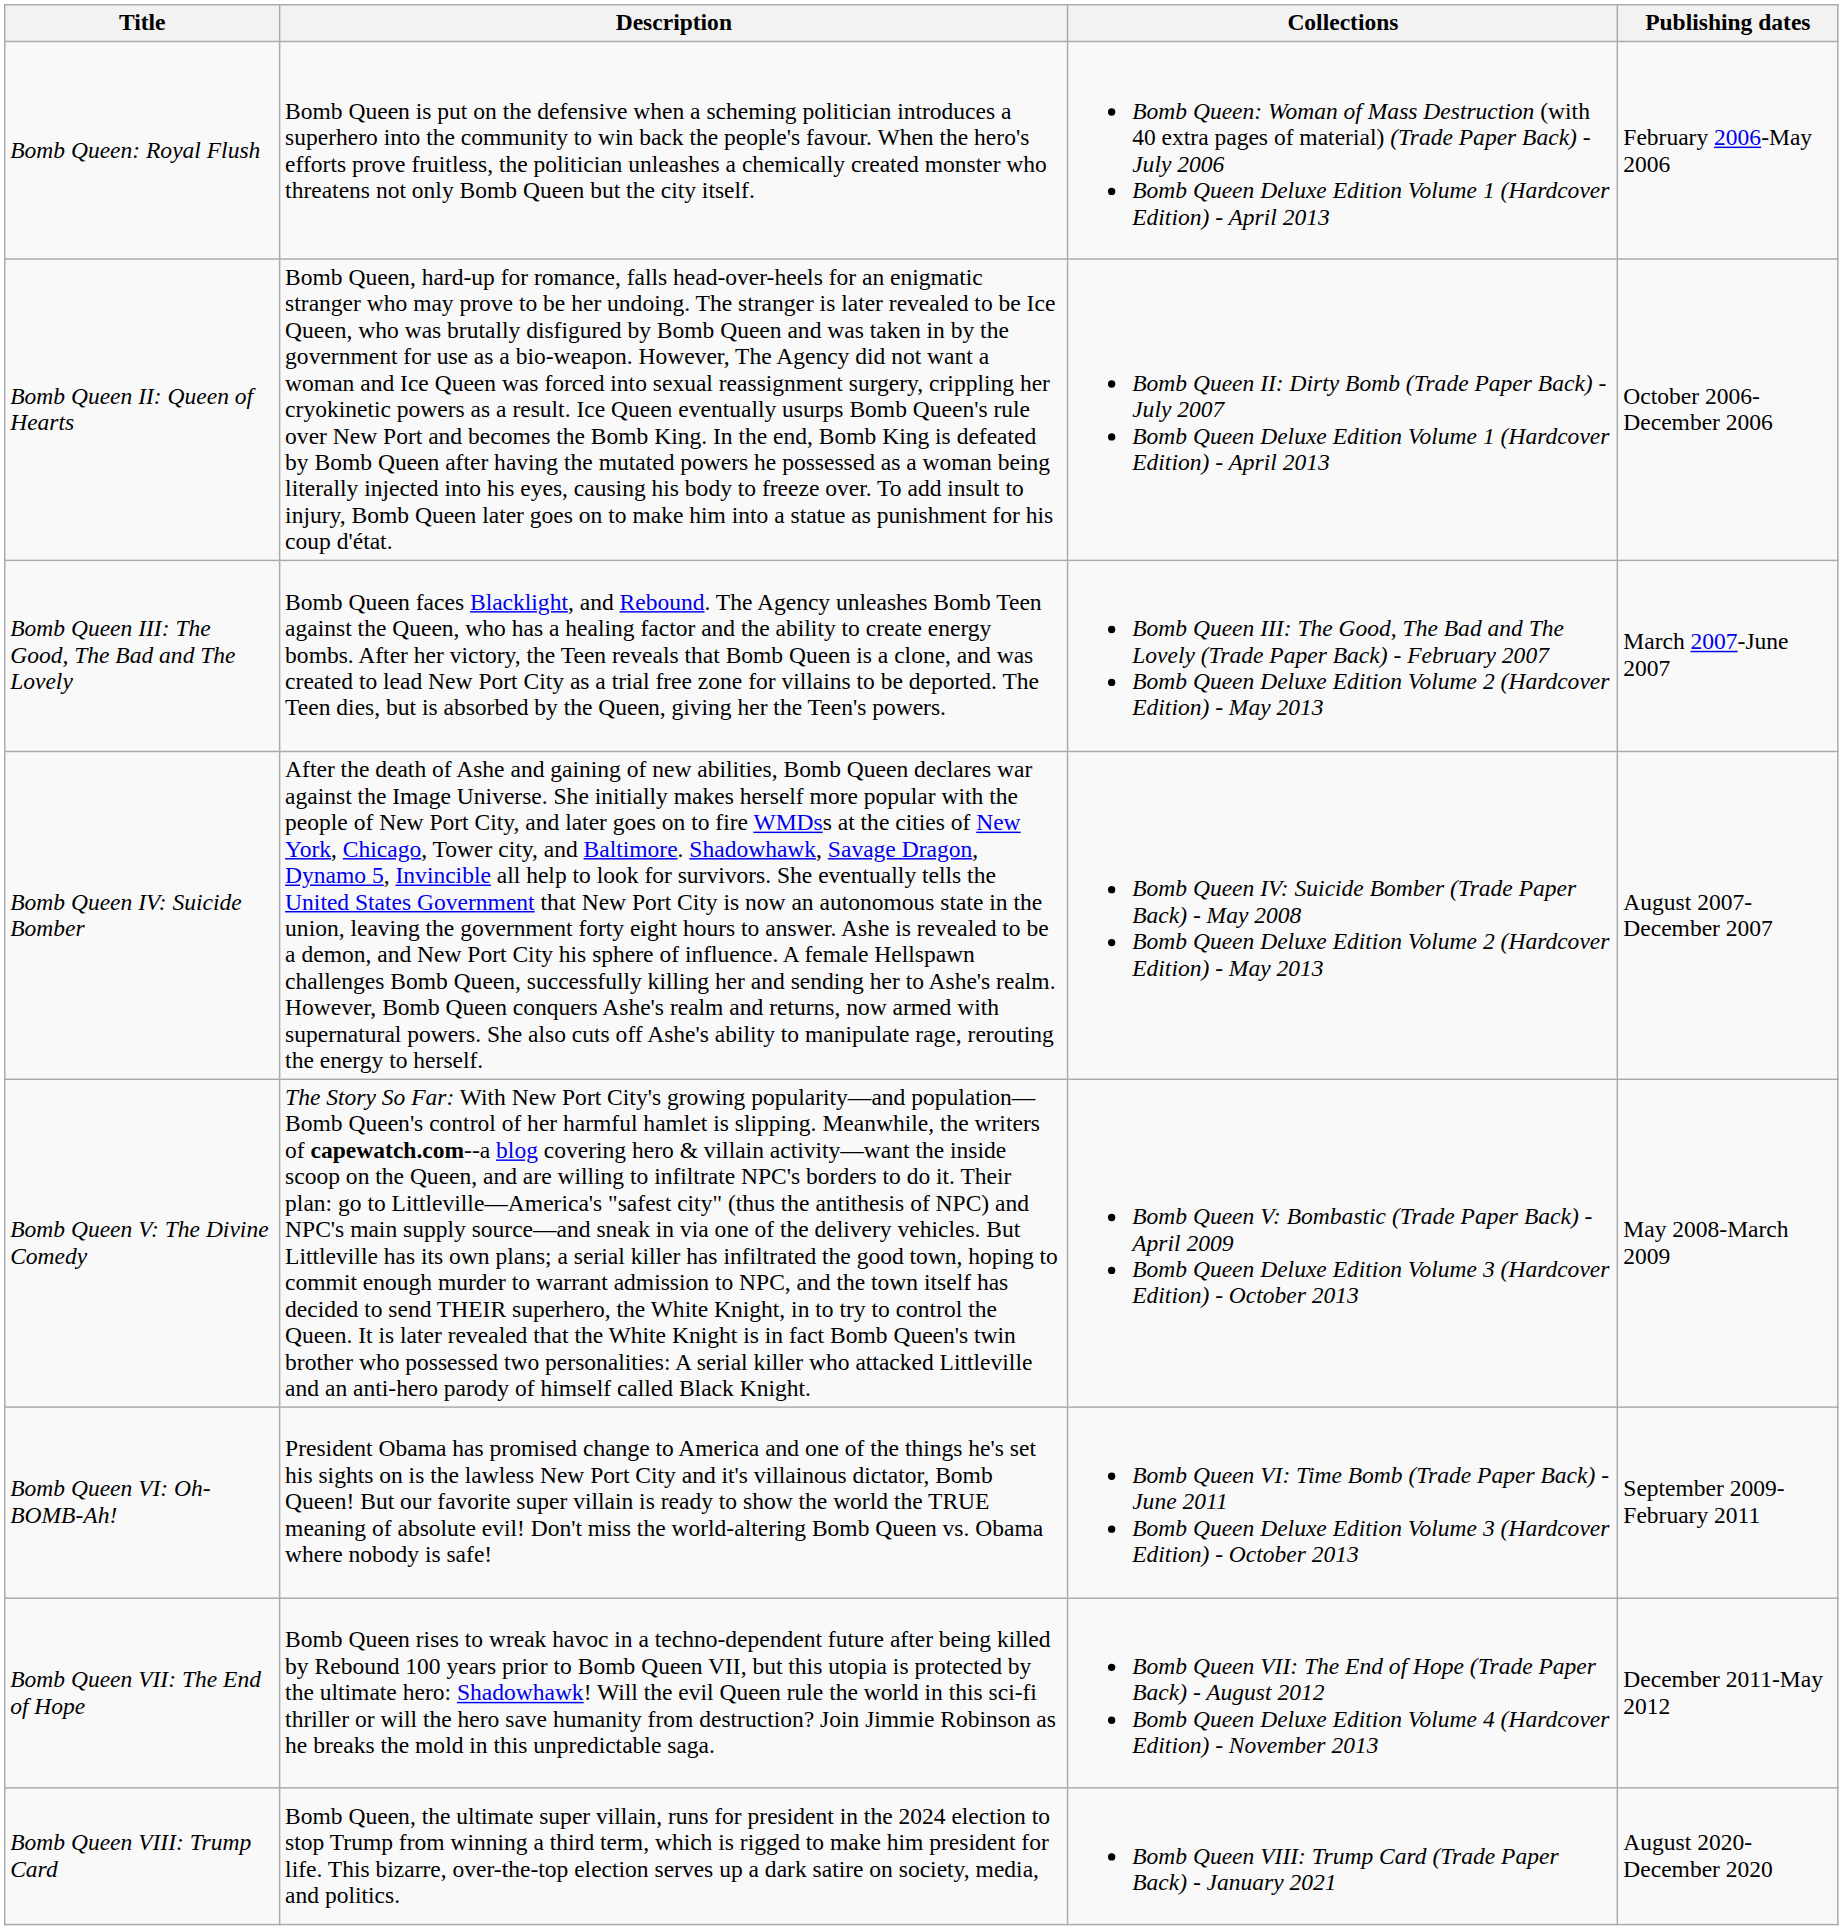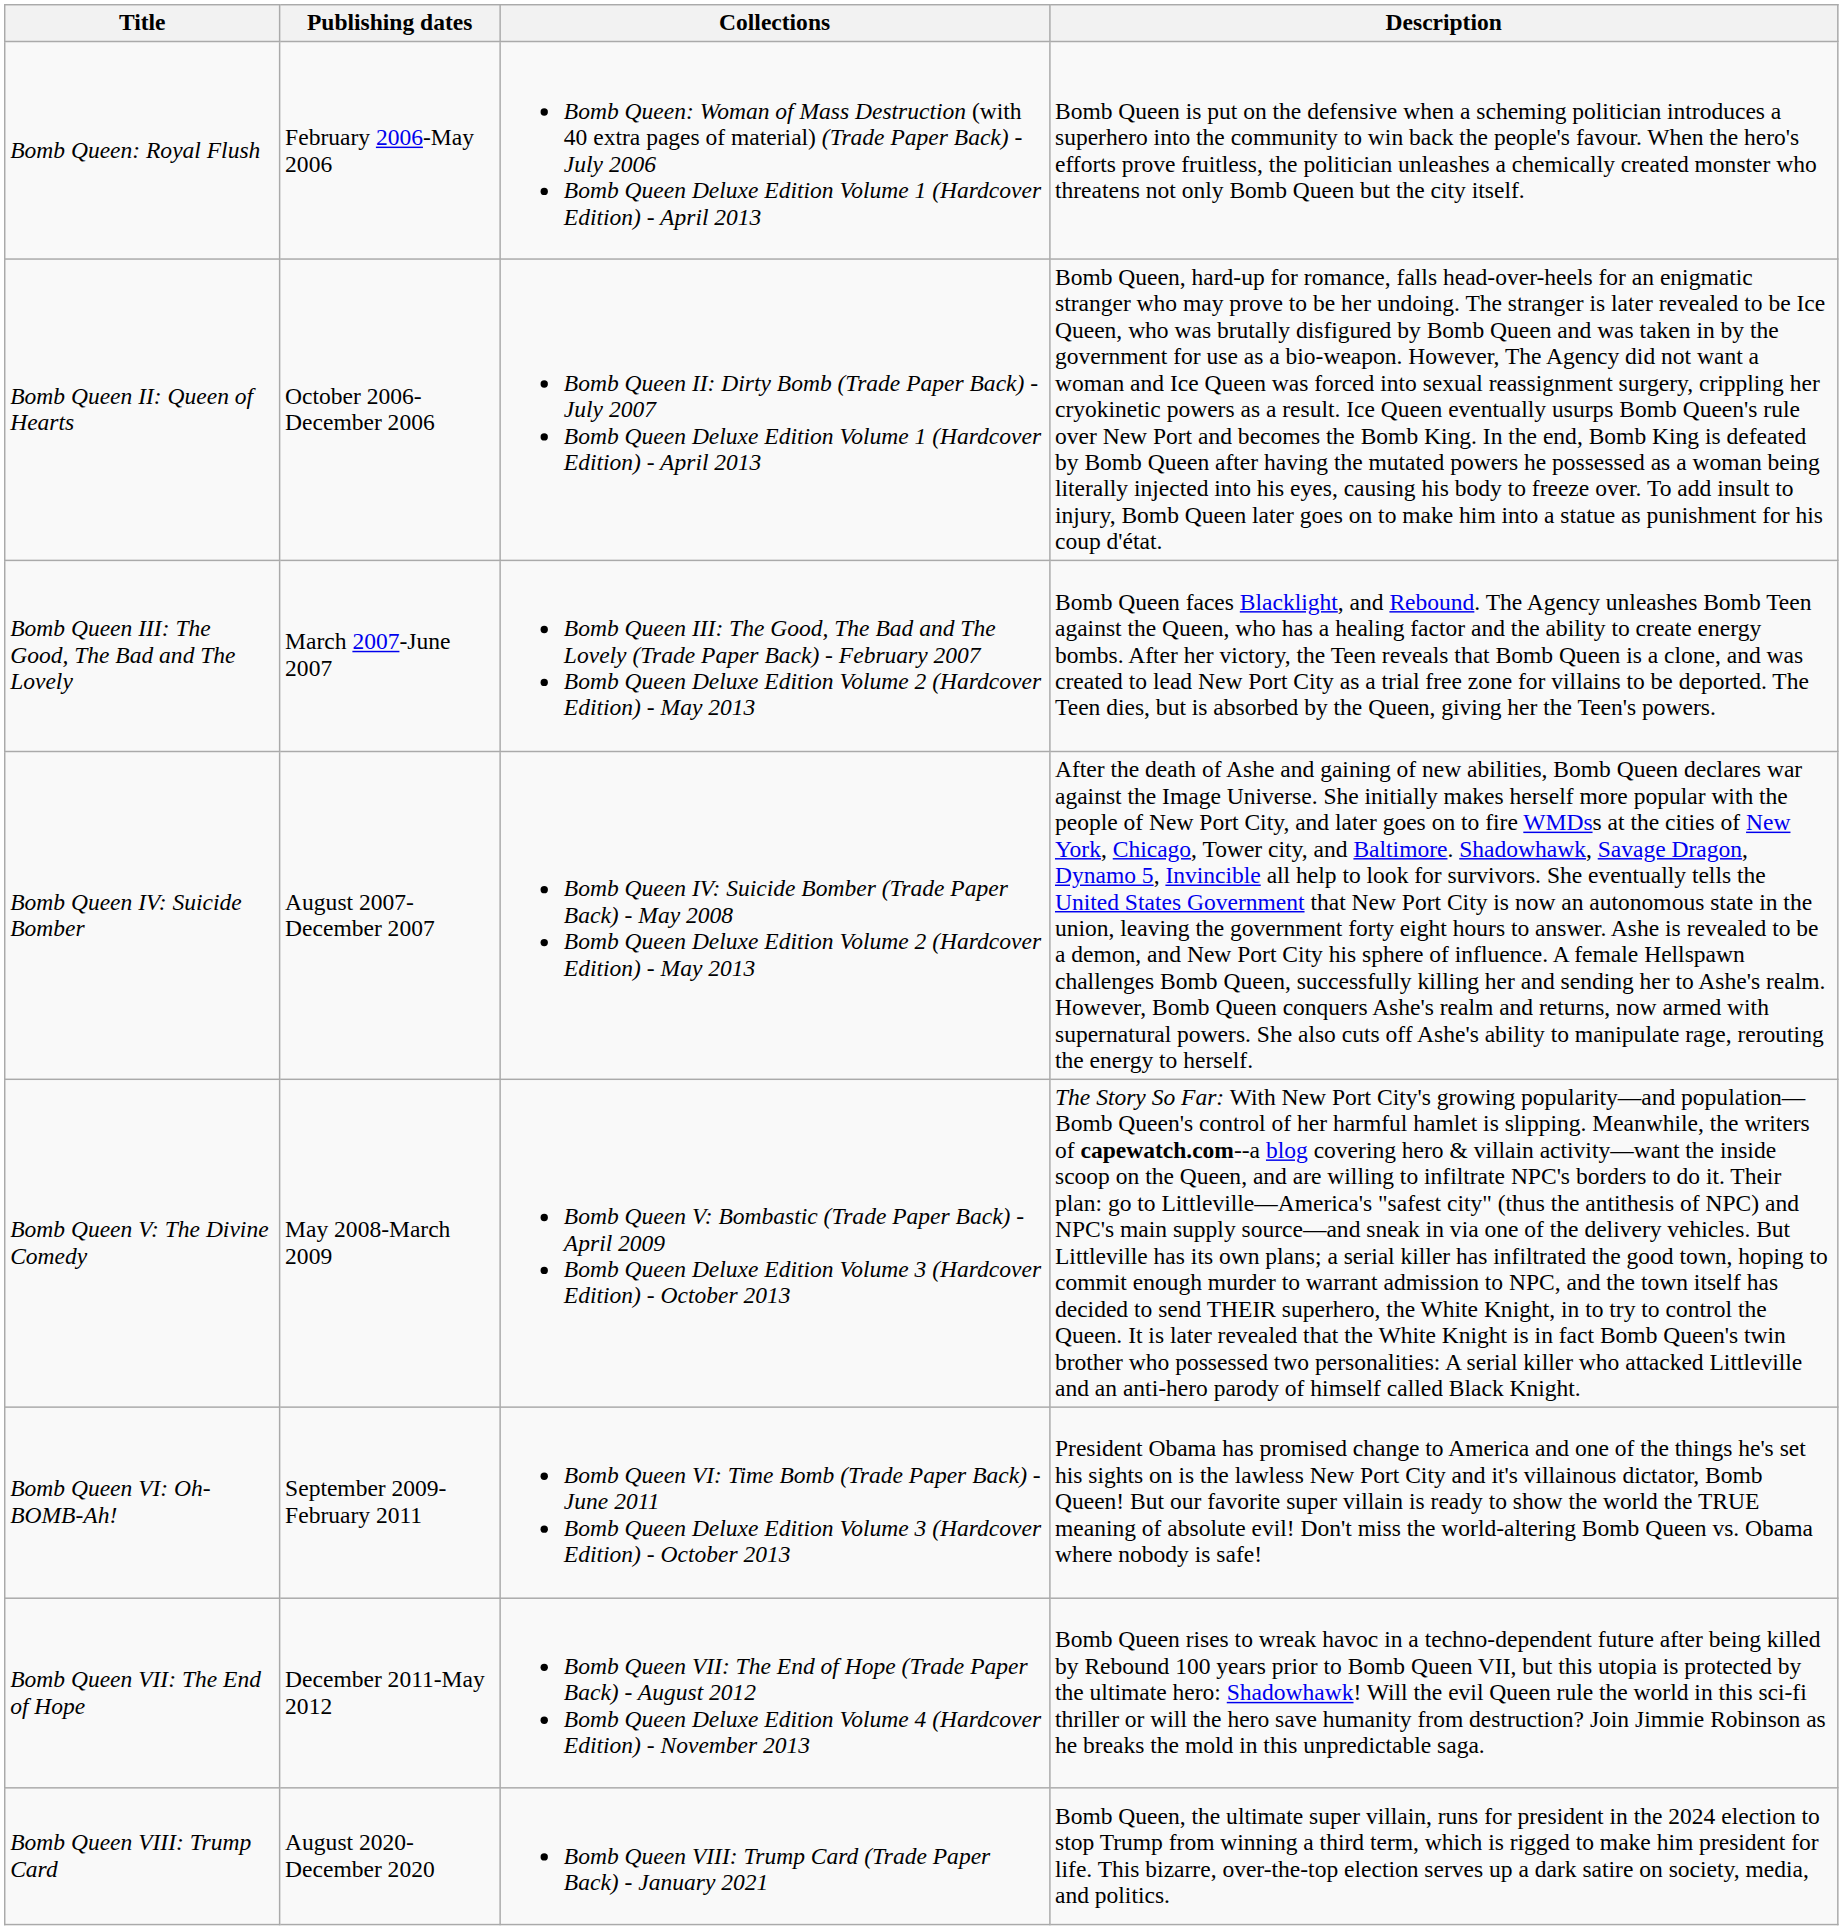columns swapped: (1728, 23) <-> (674, 23)
